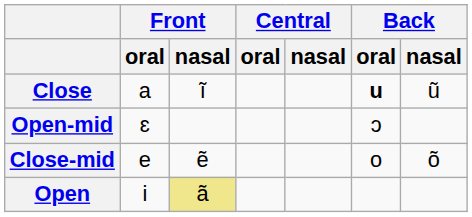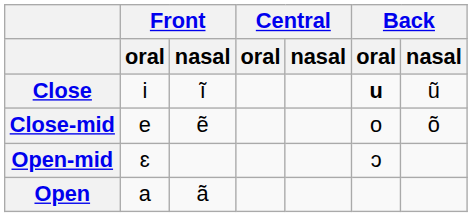(145, 90) a -> (145, 90) i
rows swapped: (62, 159) <-> (62, 125)
(145, 194) i -> (145, 194) a
(203, 194) khaki background -> (203, 194) no background
